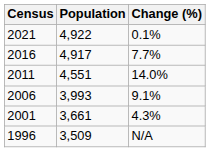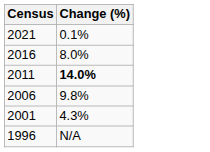- column: (93, 14)
(146, 55) 7.7% -> (74, 55) 8.0%
(150, 75) normal -> (78, 75) bold
(146, 95) 9.1% -> (74, 95) 9.8%
